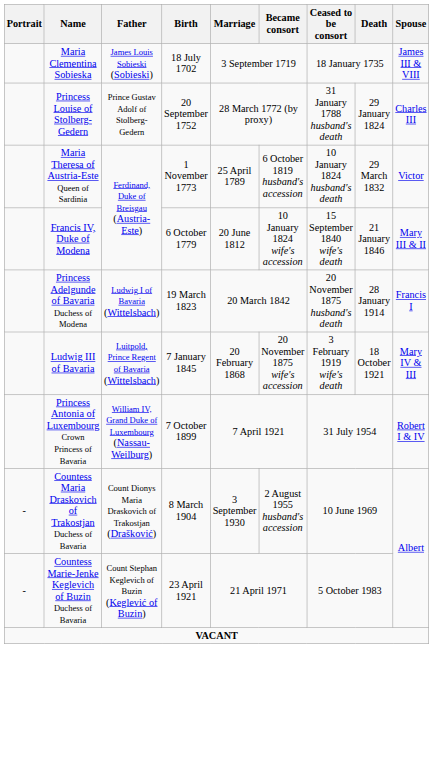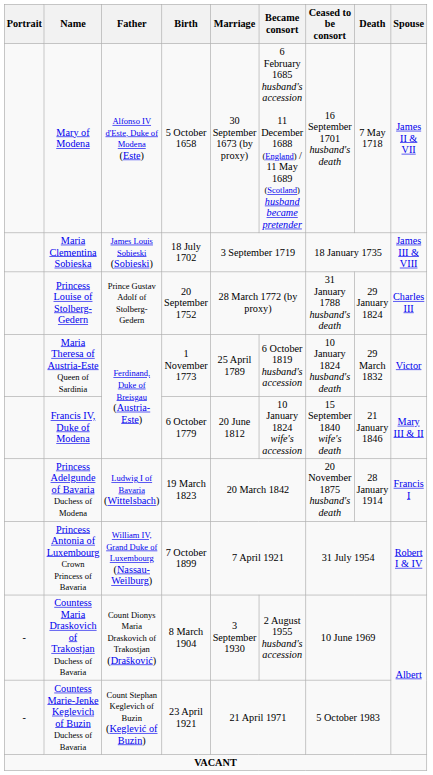+ row: (73, 138)
- row: (73, 363)
